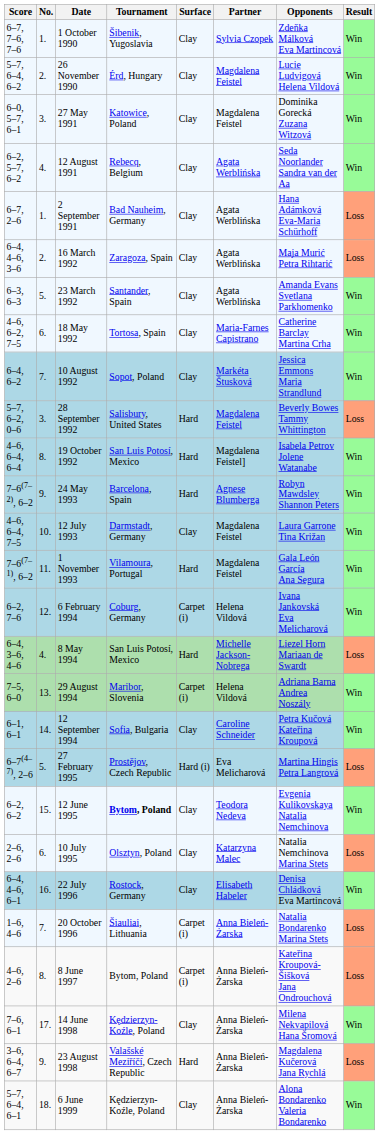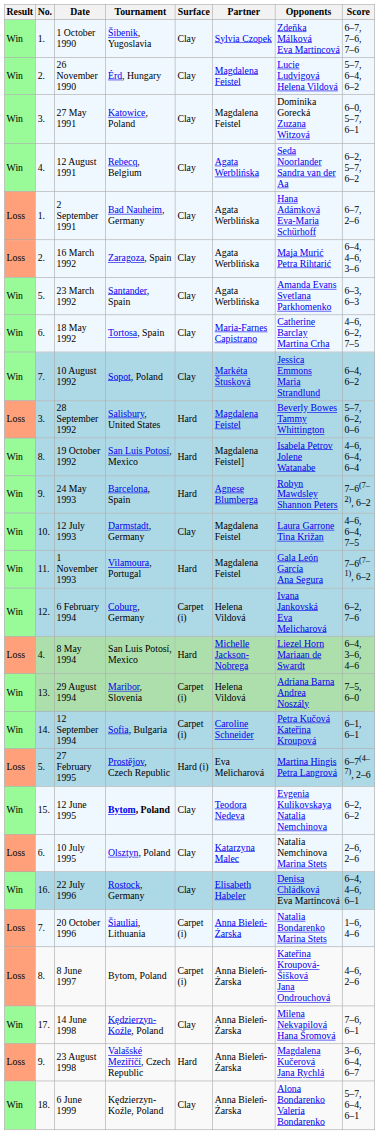columns swapped: (359, 12) <-> (20, 12)
(188, 730) Clay -> (190, 730) Carpet (i)
